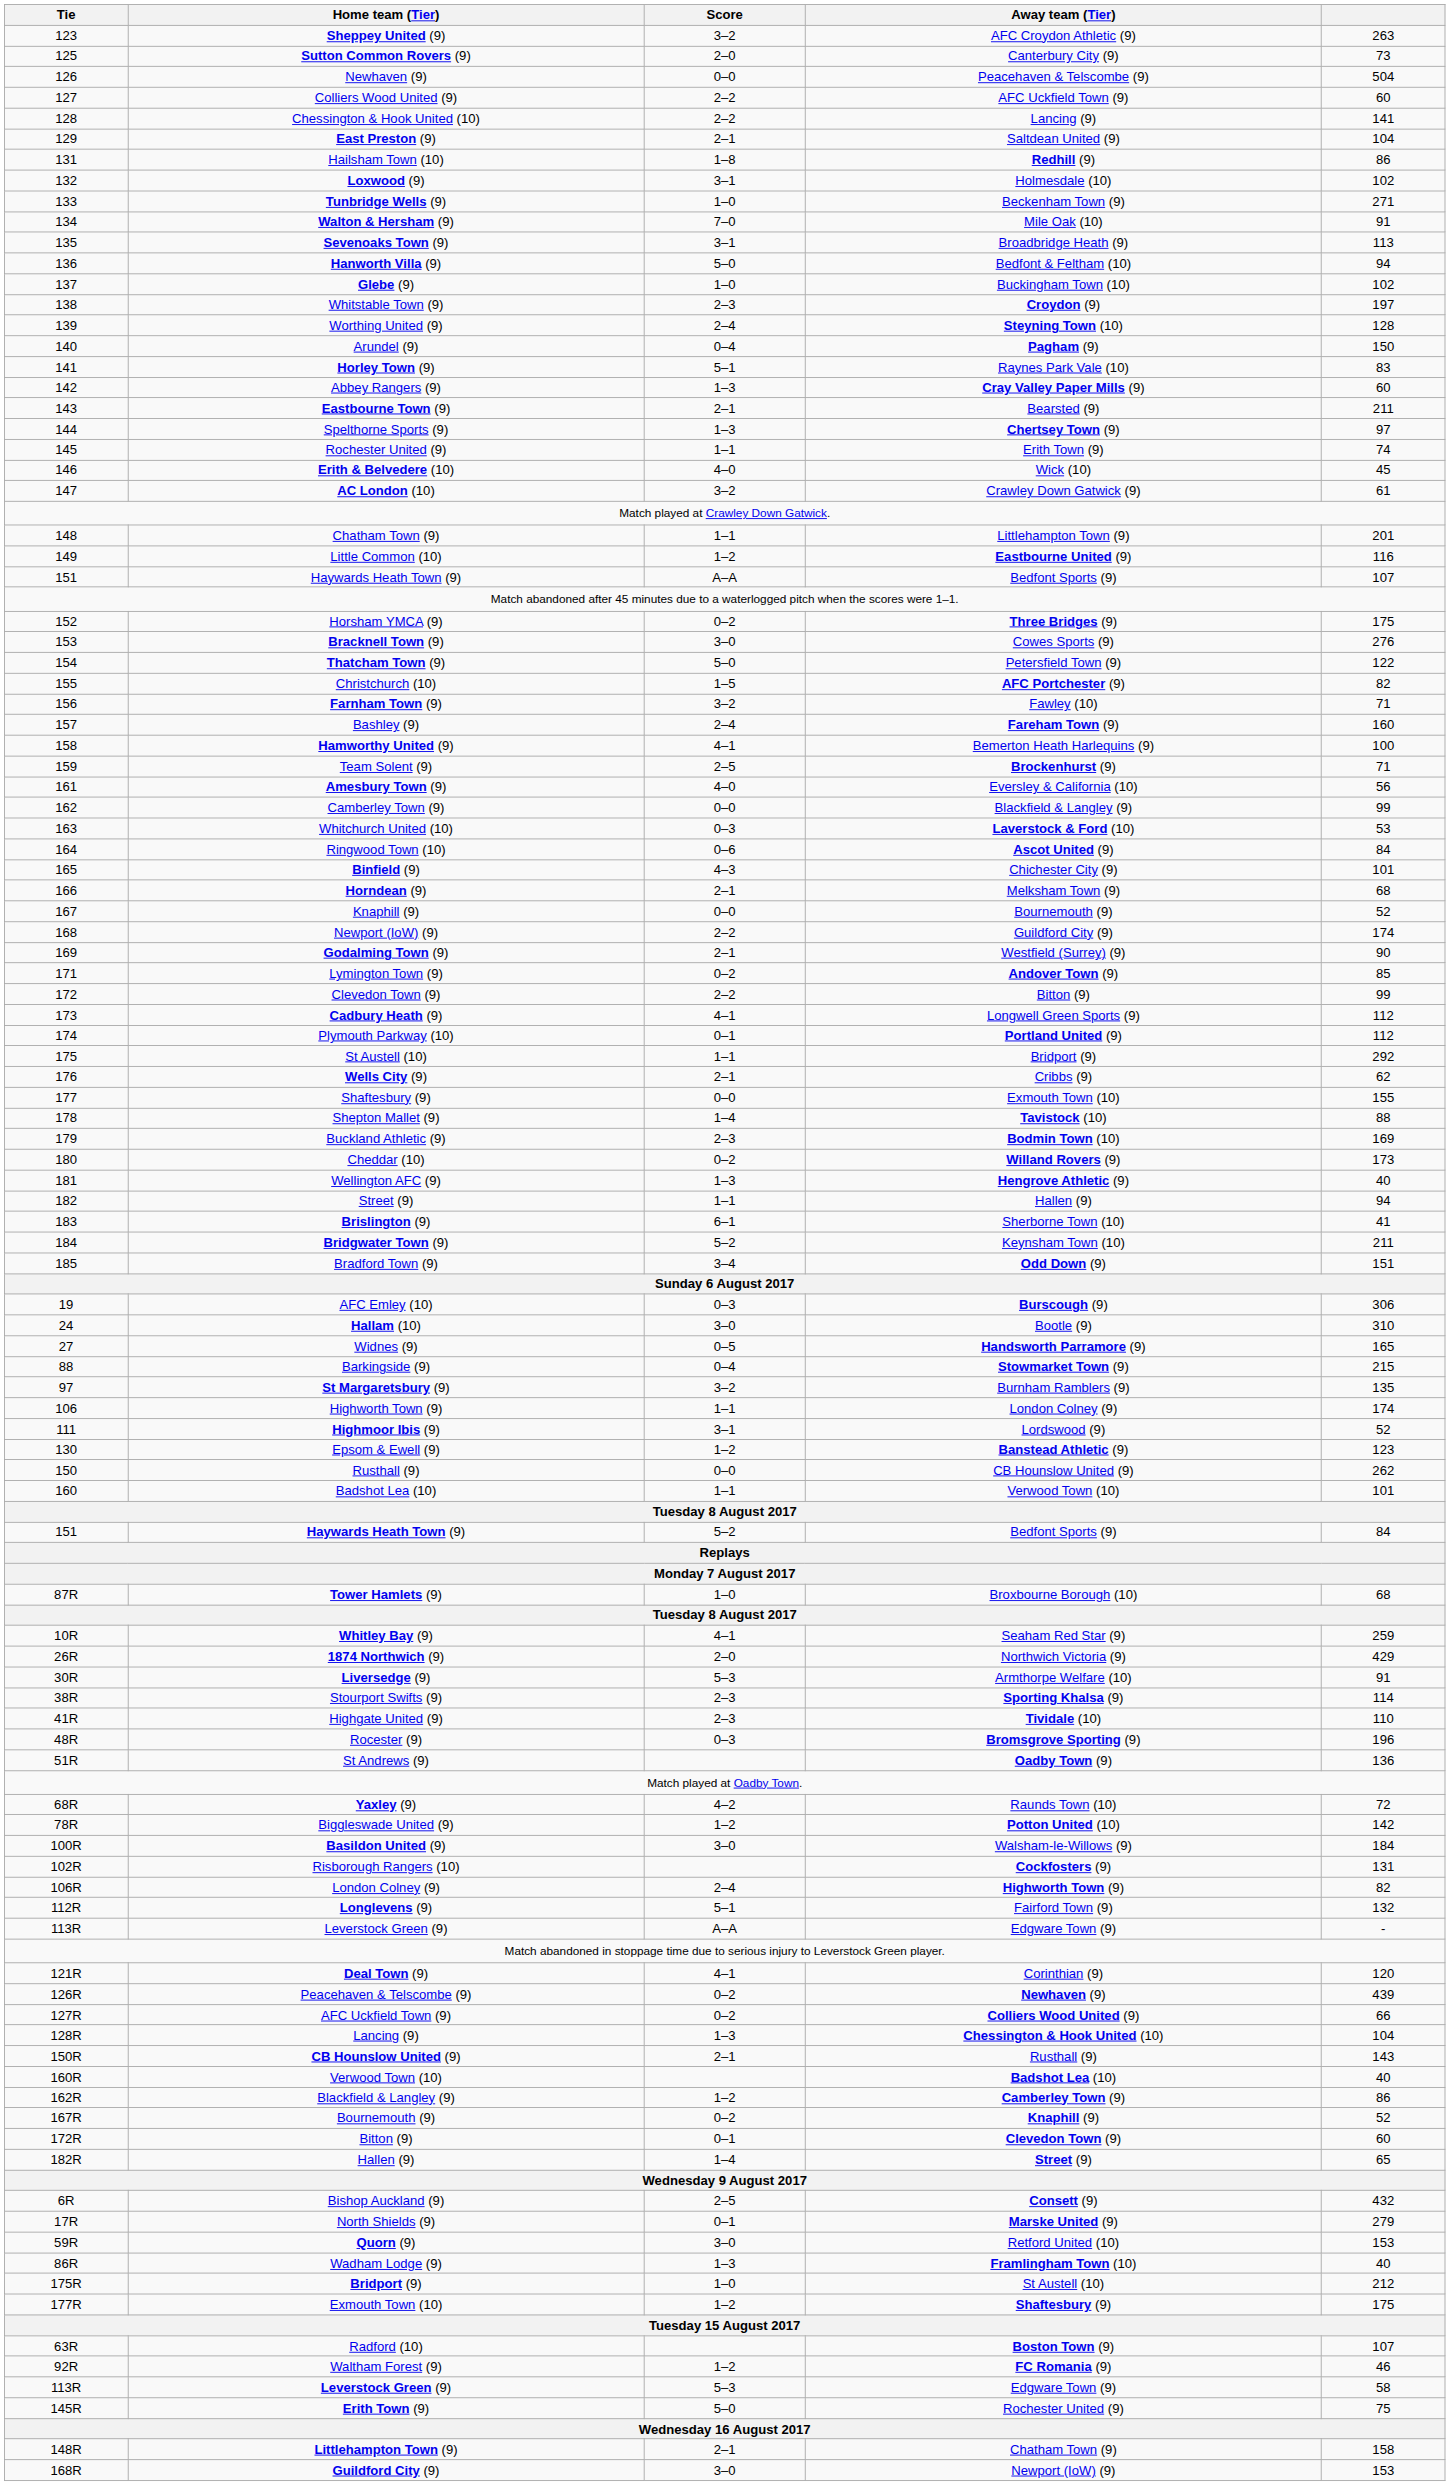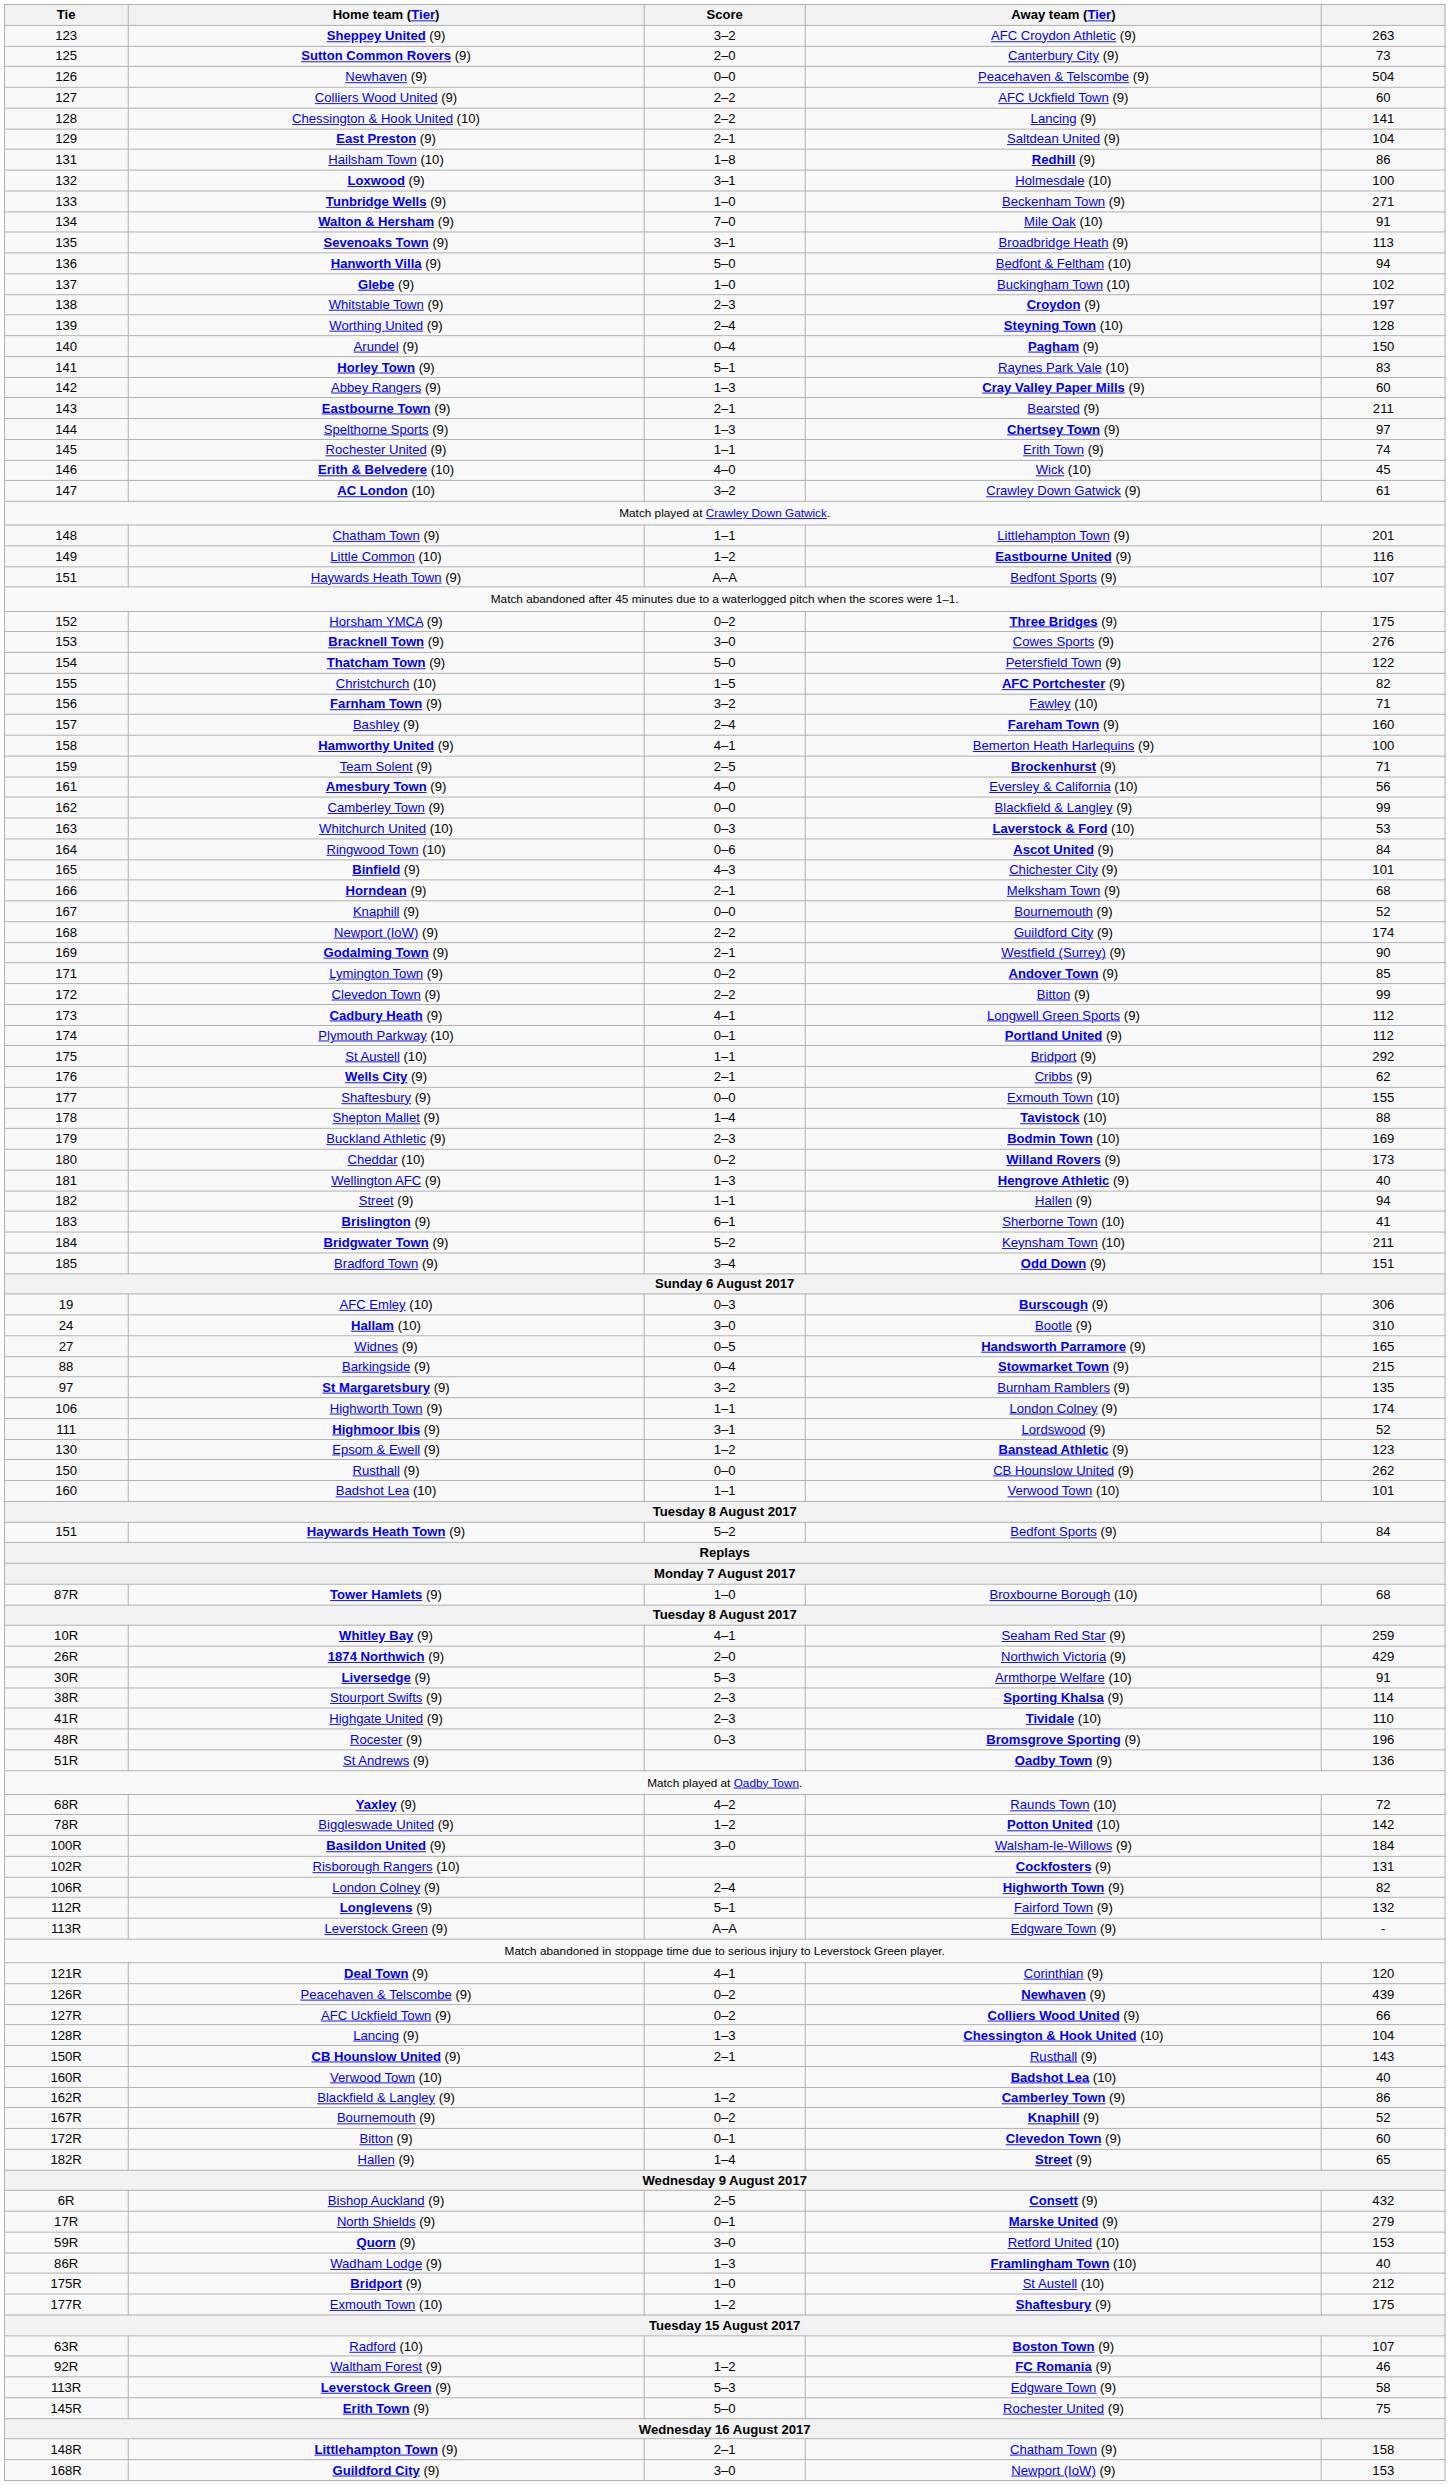(1383, 181) 102 -> (1383, 181) 100
